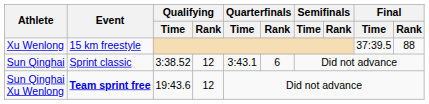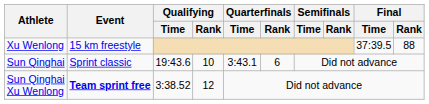(173, 63) 3:38.52 -> (173, 63) 19:43.6
(208, 63) 12 -> (208, 63) 10
(173, 85) 19:43.6 -> (173, 85) 3:38.52
